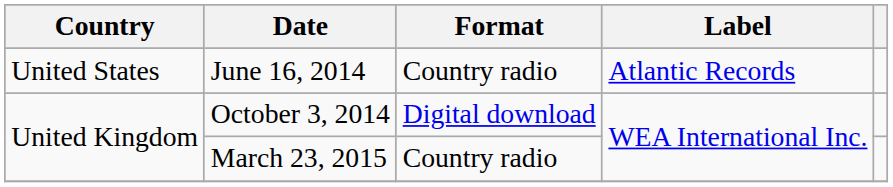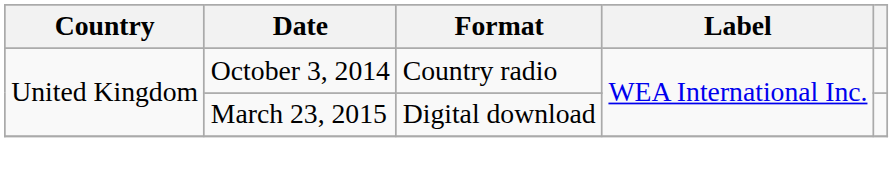- row: (288, 70)
(499, 114) Digital download -> (480, 70) Country radio
(480, 158) Country radio -> (499, 114) Digital download
